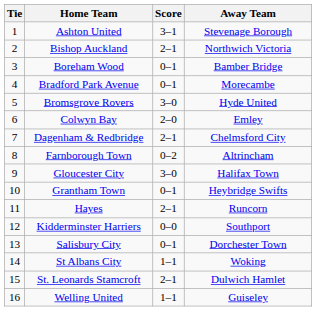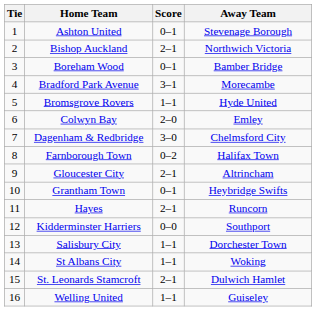(168, 31) 3–1 -> (168, 31) 0–1
(168, 84) 0–1 -> (168, 84) 3–1
(168, 102) 3–0 -> (168, 102) 1–1
(168, 137) 2–1 -> (168, 137) 3–0
(248, 155) Altrincham -> (248, 155) Halifax Town
(168, 173) 3–0 -> (168, 173) 2–1
(248, 173) Halifax Town -> (248, 173) Altrincham
(168, 244) 0–1 -> (168, 244) 1–1
